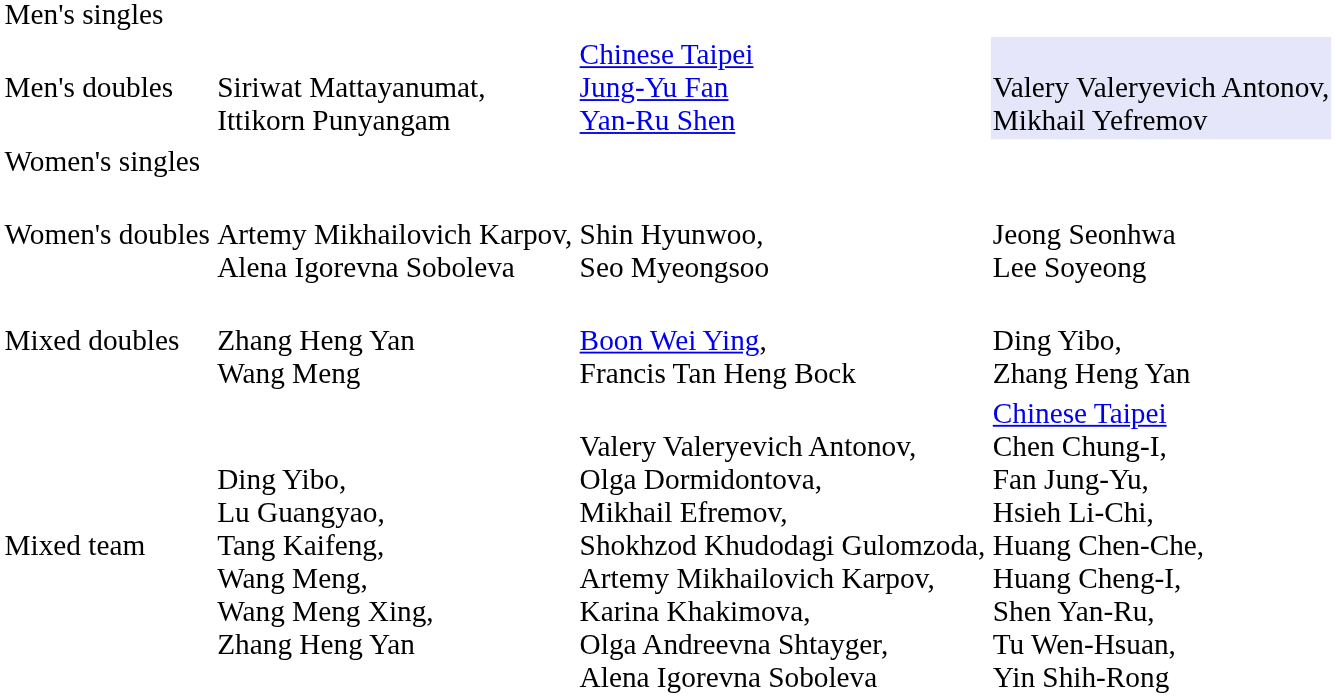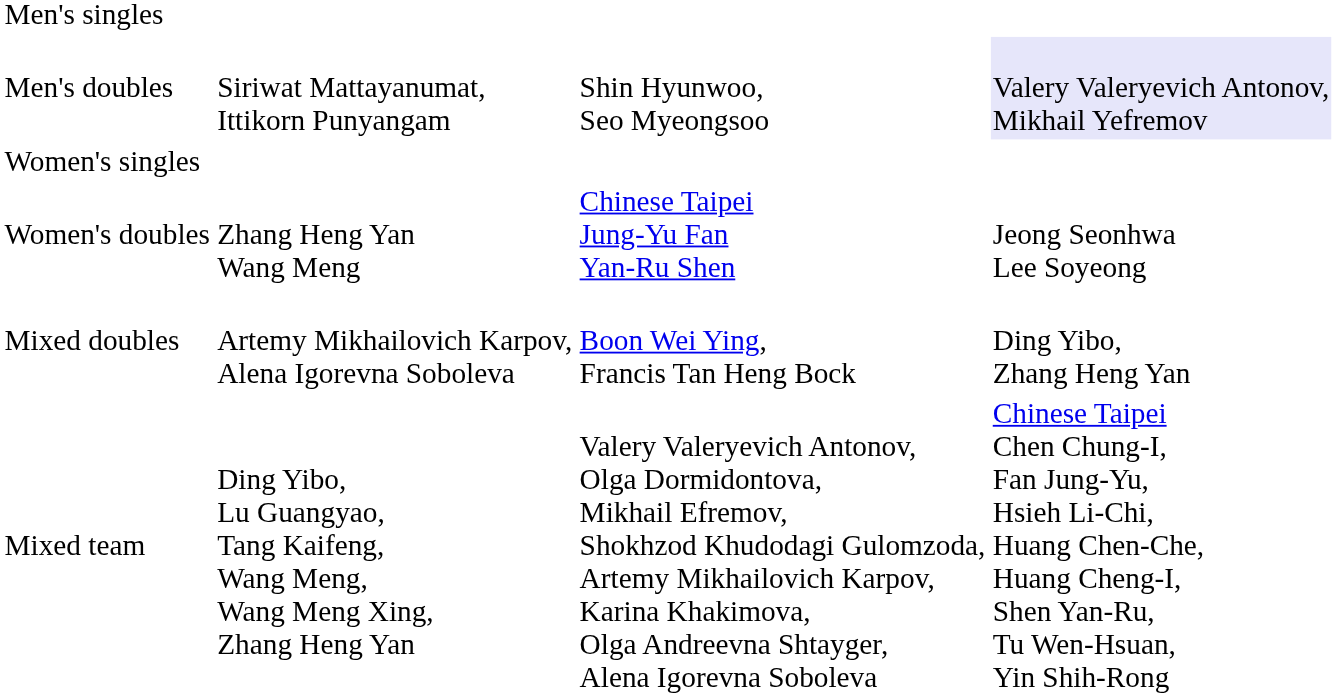(667, 87) Chinese Taipei Jung-Yu Fan Yan-Ru Shen -> (674, 104) Shin Hyunwoo, Seo Myeongsoo
(395, 250) Artemy Mikhailovich Karpov, Alena Igorevna Soboleva -> (316, 250) Zhang Heng Yan Wang Meng
(674, 250) Shin Hyunwoo, Seo Myeongsoo -> (667, 234) Chinese Taipei Jung-Yu Fan Yan-Ru Shen
(316, 356) Zhang Heng Yan Wang Meng -> (395, 356) Artemy Mikhailovich Karpov, Alena Igorevna Soboleva
